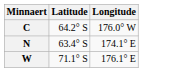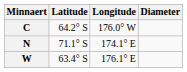+ column: (160, 12)
(73, 43) 63.4° S -> (73, 43) 71.1° S
(73, 59) 71.1° S -> (73, 59) 63.4° S
